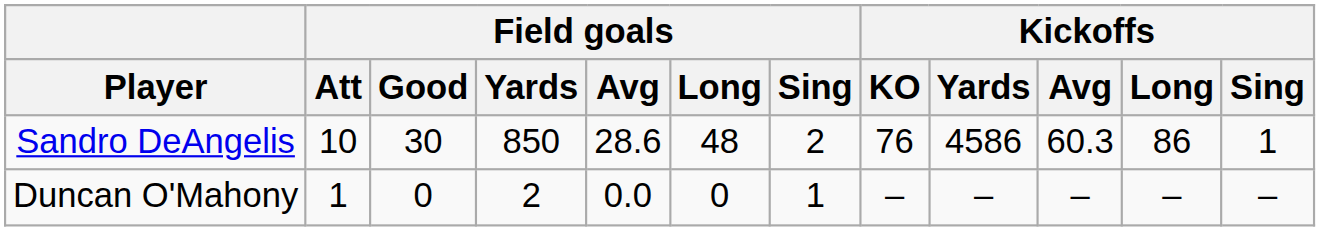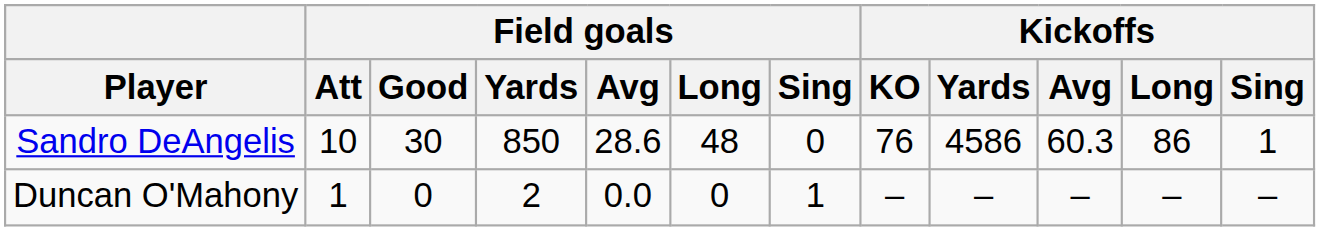(815, 141) 2 -> (815, 141) 0
